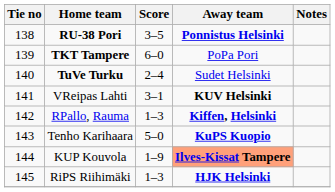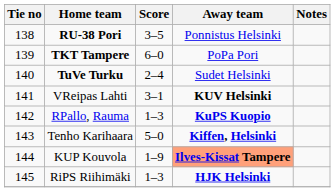(233, 34) bold -> (233, 34) normal
(233, 116) Kiffen, Helsinki -> (233, 116) KuPS Kuopio
(233, 136) KuPS Kuopio -> (233, 136) Kiffen, Helsinki
